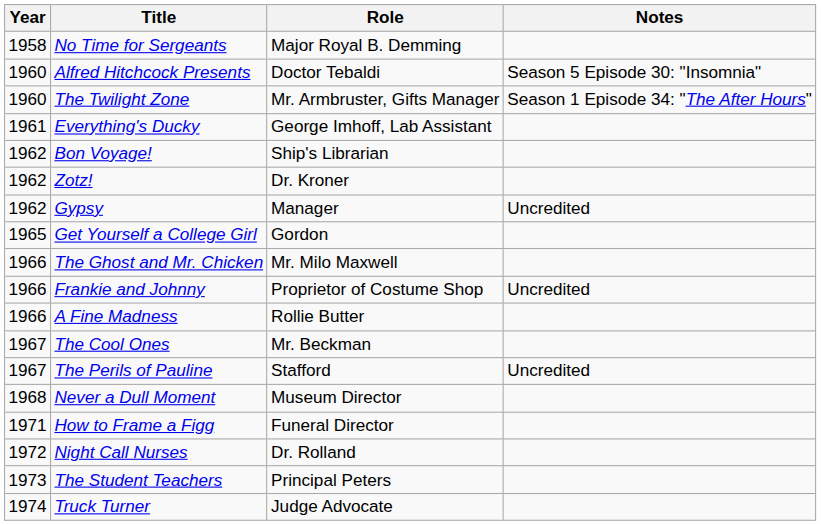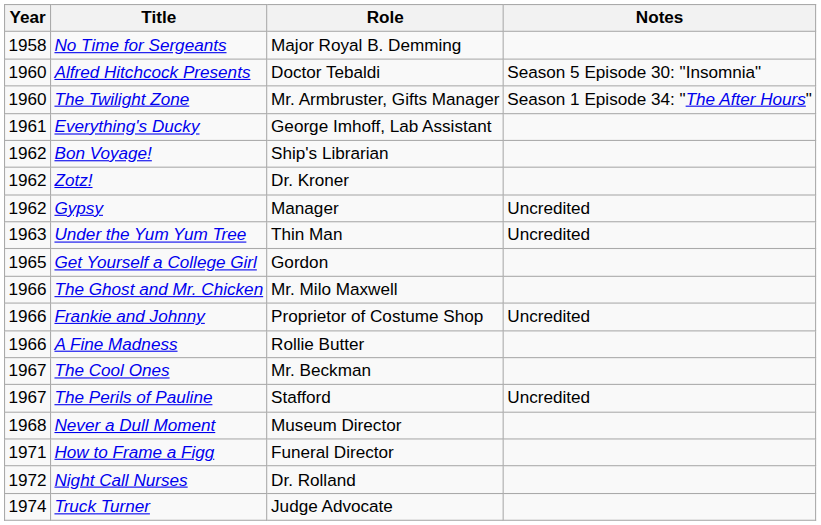+ row: (150, 235)
- row: (138, 479)
